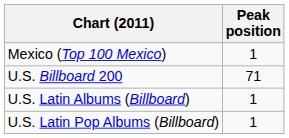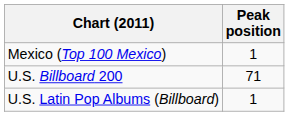- row: (99, 99)
